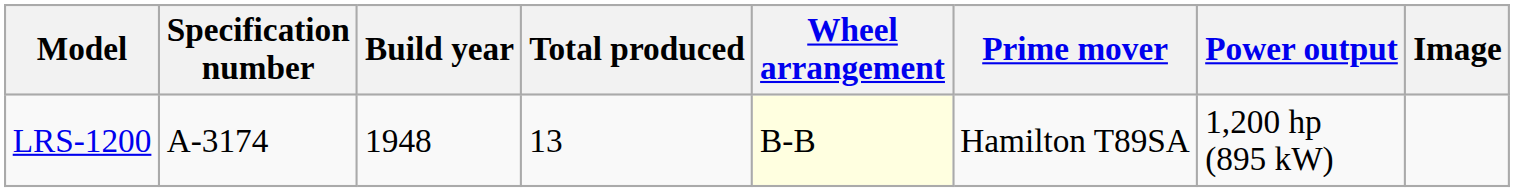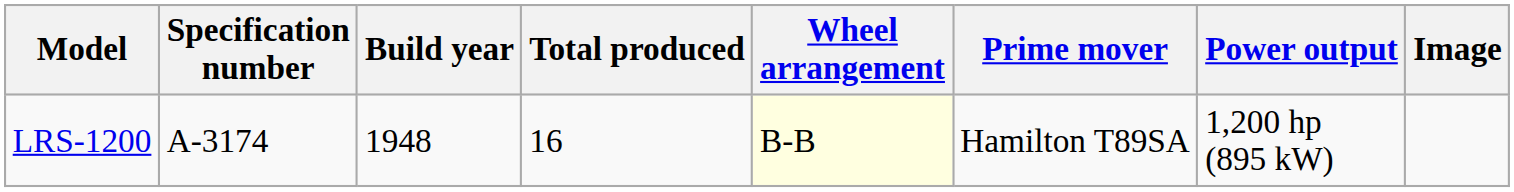(546, 139) 13 -> (546, 139) 16
